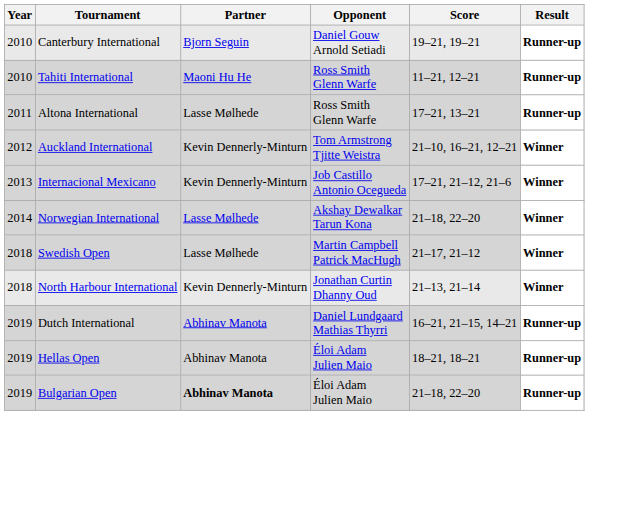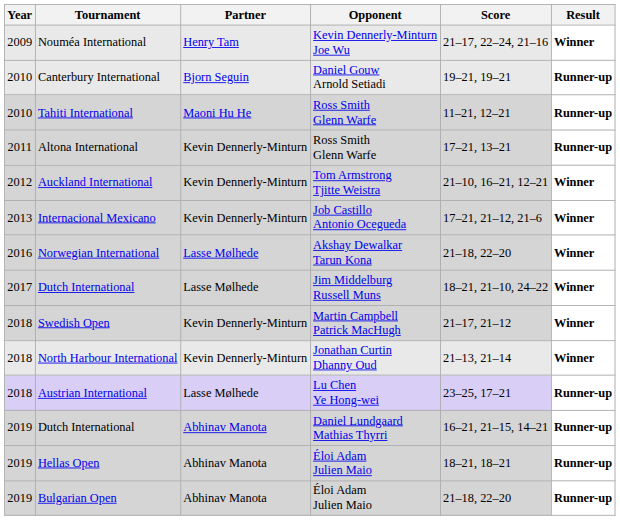+ row: (92, 42)
(221, 112) Lasse Mølhede -> (245, 147) Kevin Dennerly-Minturn
(20, 218) 2014 -> (20, 253) 2016
+ row: (86, 288)
(221, 253) Lasse Mølhede -> (245, 323) Kevin Dennerly-Minturn
+ row: (92, 393)
(228, 393) bold -> (225, 498) normal
